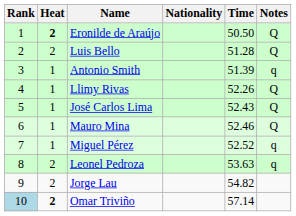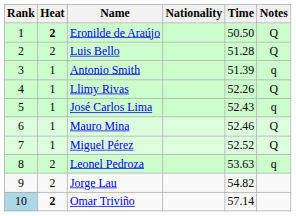(274, 107) Q -> (274, 107) q
(274, 145) q -> (274, 145) Q
